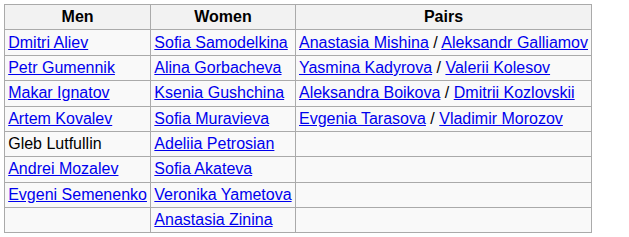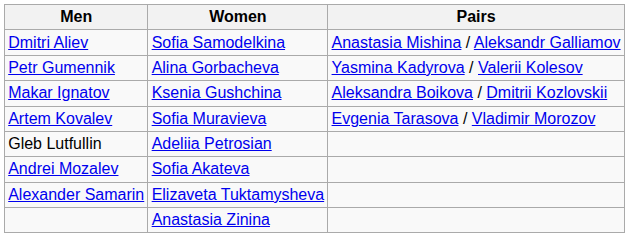+ row: (76, 194)
- row: (78, 194)
